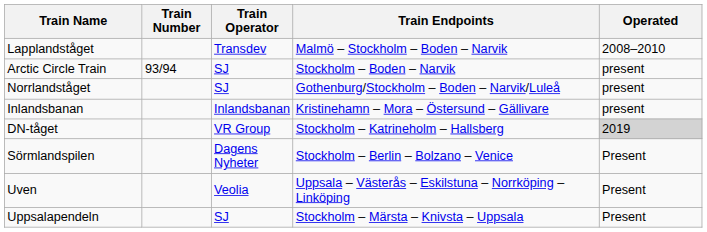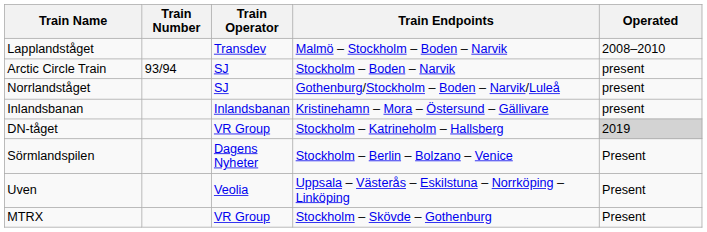- row: (53, 217)
+ row: (25, 217)
